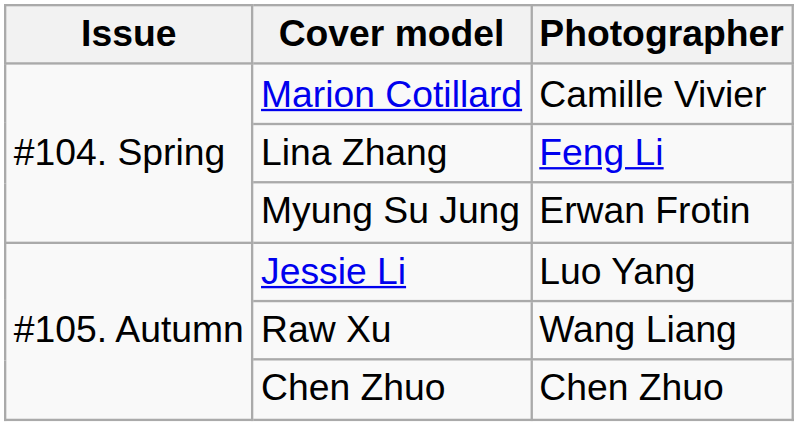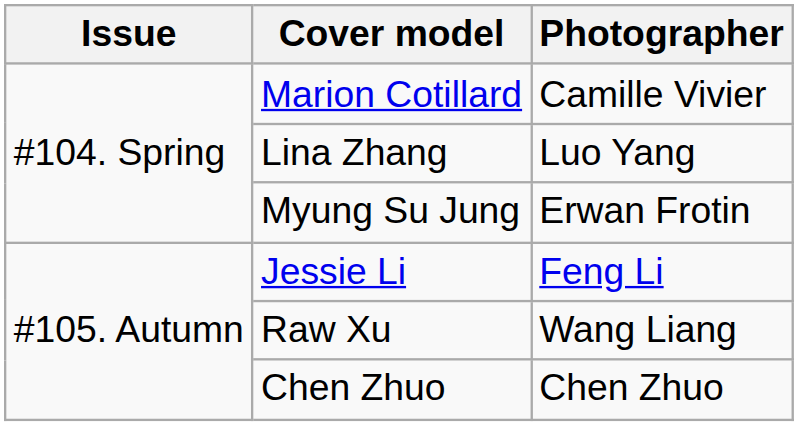(601, 152) Feng Li -> (617, 152) Luo Yang
(617, 270) Luo Yang -> (601, 270) Feng Li
